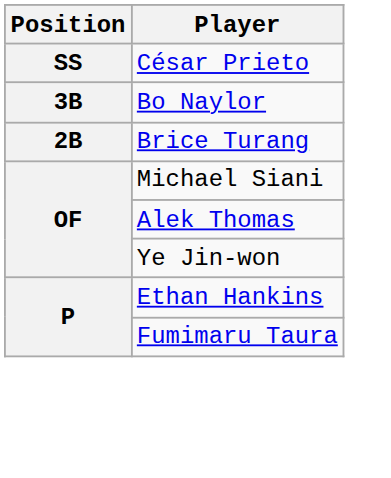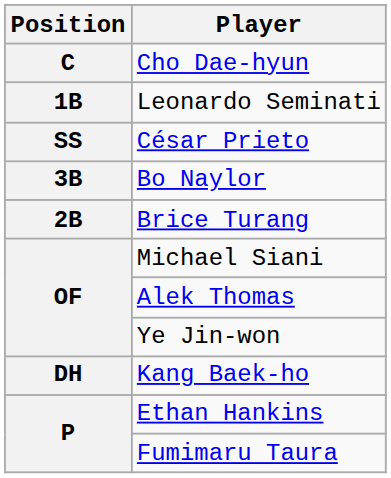+ row: (223, 63)
+ row: (259, 102)
+ row: (223, 375)
